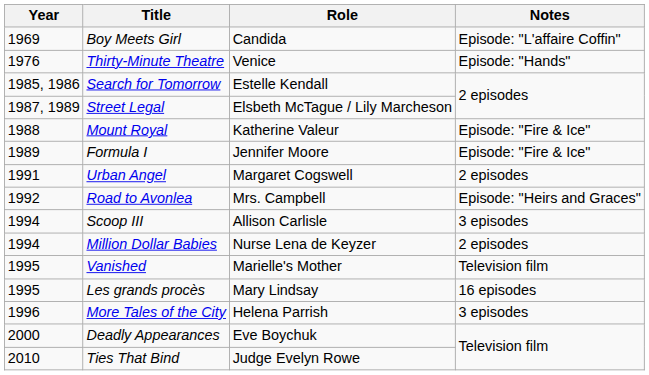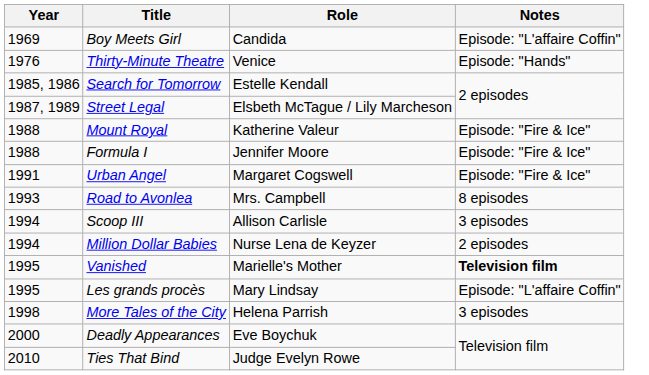(24, 152) 1989 -> (24, 152) 1988
(493, 175) 2 episodes -> (525, 175) Episode: "Fire & Ice"
(24, 198) 1992 -> (24, 198) 1993
(550, 198) Episode: "Heirs and Graces" -> (493, 198) 8 episodes
(503, 267) normal -> (508, 267) bold
(497, 289) 16 episodes -> (540, 289) Episode: "L'affaire Coffin"
(24, 312) 1996 -> (24, 312) 1998
